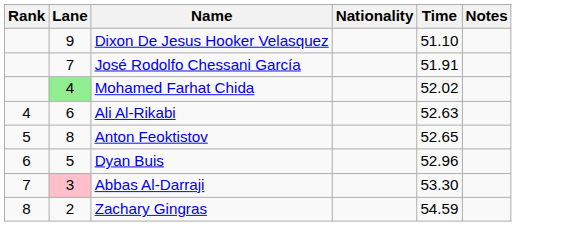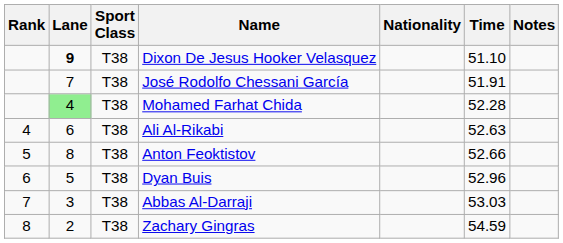+ column: (115, 25)
(70, 40) normal -> (70, 57) bold
(439, 88) 52.02 -> (487, 105) 52.28
(439, 137) 52.65 -> (487, 154) 52.66
(70, 185) pink background -> (70, 202) no background
(439, 185) 53.30 -> (487, 202) 53.03
